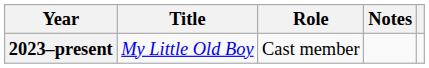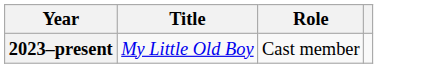- column: (390, 19)
